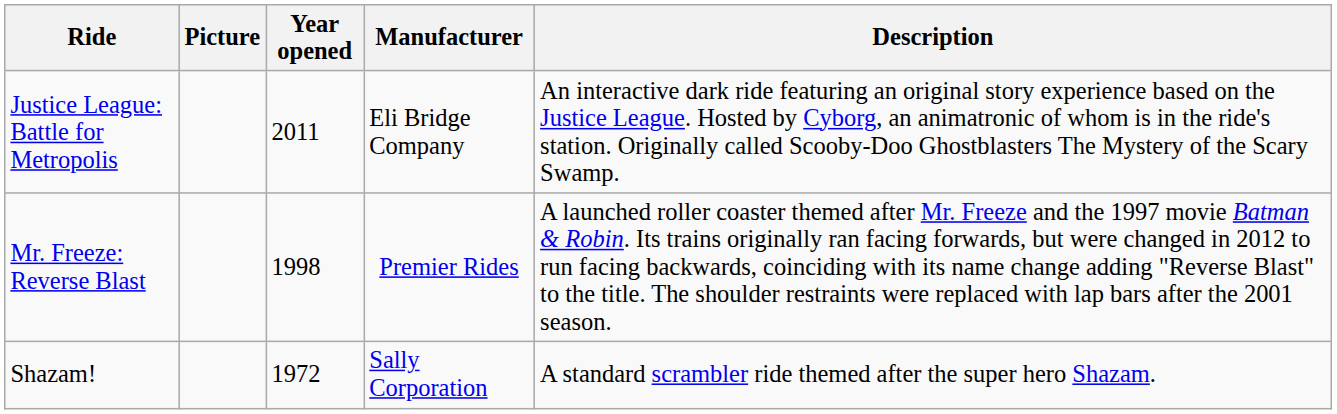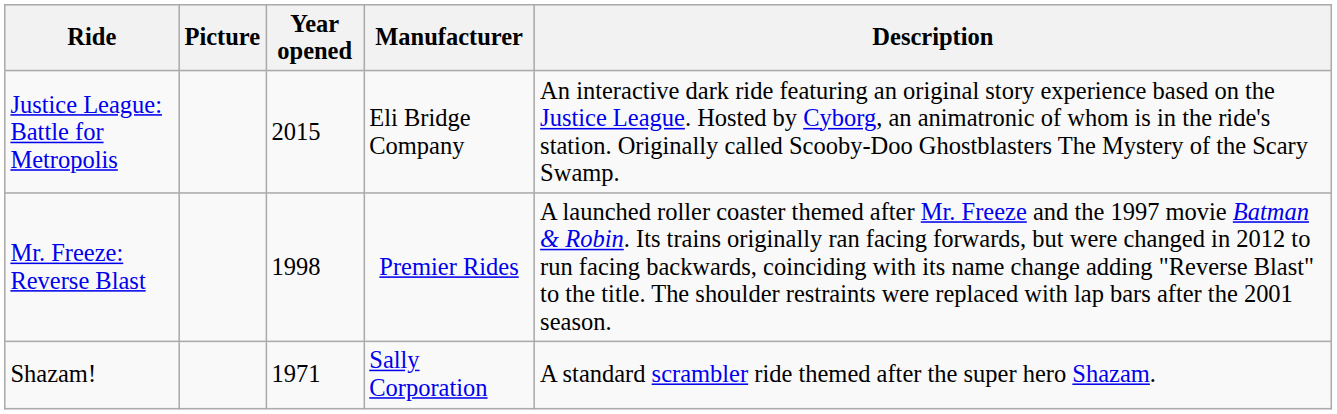(295, 131) 2011 -> (296, 131) 2015
(296, 374) 1972 -> (296, 374) 1971
